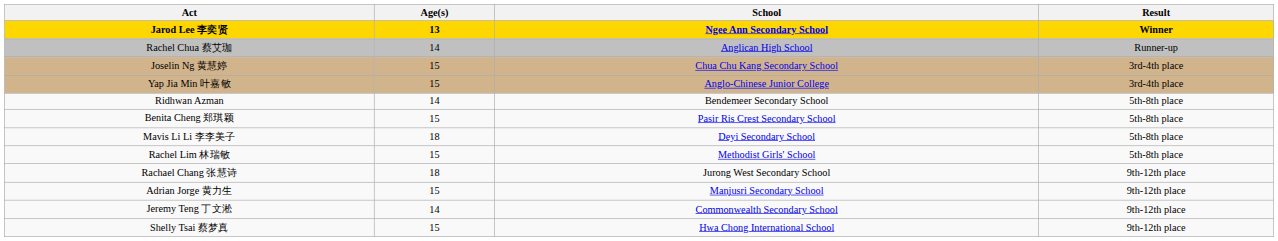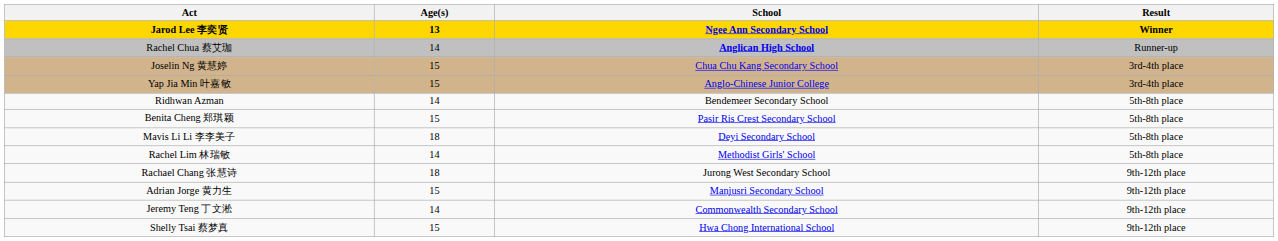(767, 47) normal -> (767, 47) bold
(434, 155) 15 -> (434, 155) 14
